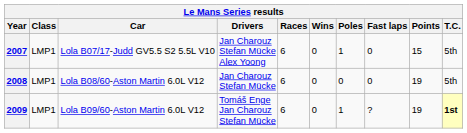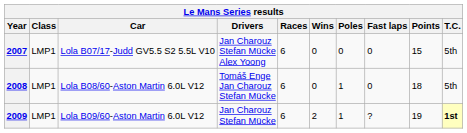(341, 51) 1 -> (341, 51) 0
(248, 80) Jan Charouz Stefan Mücke -> (248, 86) Tomáš Enge Jan Charouz Stefan Mücke
(341, 80) 0 -> (341, 86) 1
(417, 80) 19 -> (417, 86) 18
(248, 110) Tomáš Enge Jan Charouz Stefan Mücke -> (248, 115) Jan Charouz Stefan Mücke
(314, 110) 0 -> (314, 115) 2
